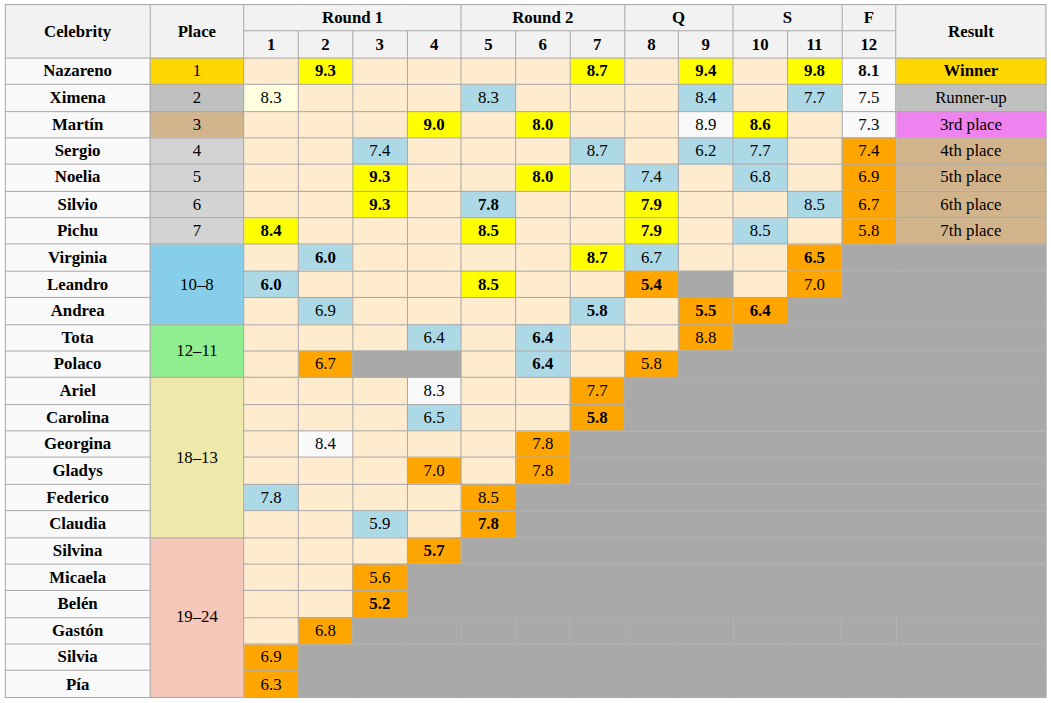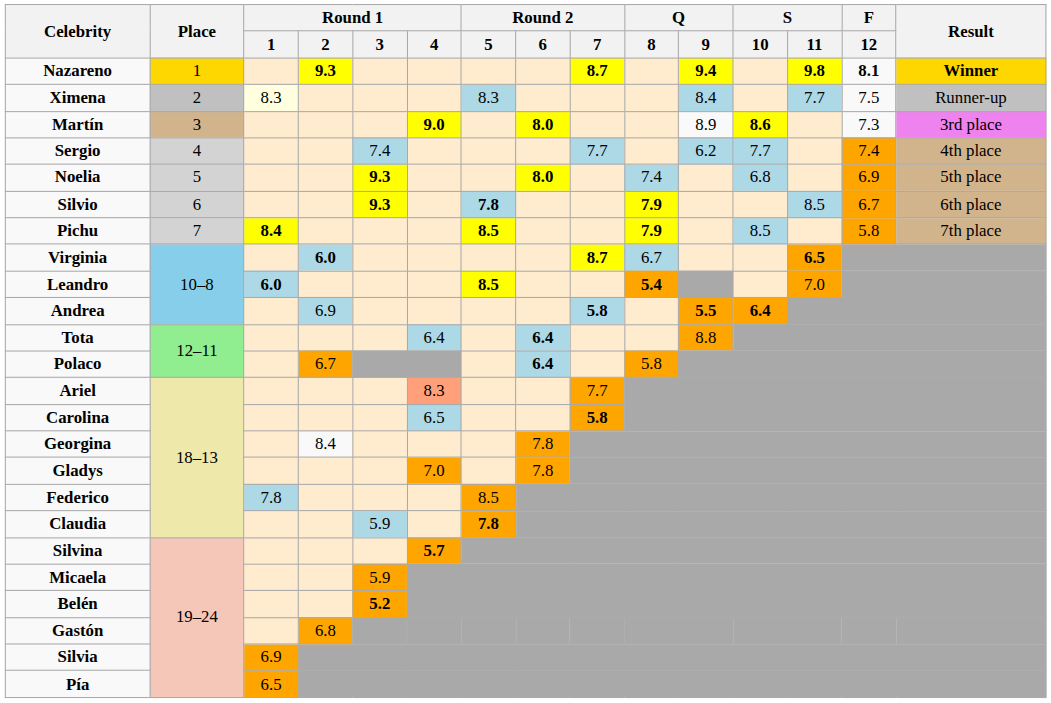(597, 151) 8.7 -> (597, 151) 7.7
(434, 390) no background -> (434, 390) lightsalmon background
(380, 577) 5.6 -> (380, 577) 5.9
(271, 683) 6.3 -> (271, 683) 6.5
